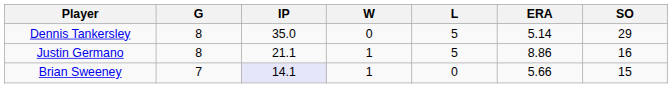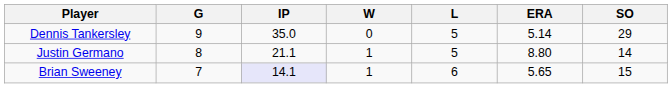(199, 33) 8 -> (199, 33) 9
(540, 53) 8.86 -> (540, 53) 8.80
(625, 53) 16 -> (625, 53) 14
(454, 72) 0 -> (454, 72) 6
(540, 72) 5.66 -> (540, 72) 5.65
